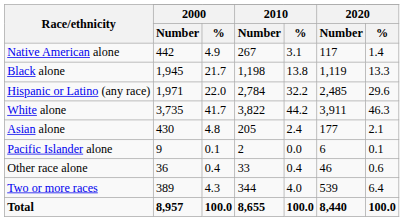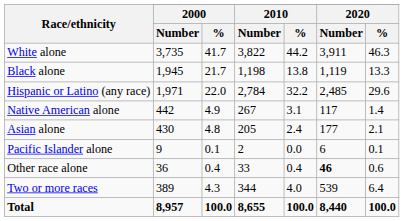rows swapped: (37, 110) <-> (63, 52)
(326, 168) normal -> (326, 168) bold
